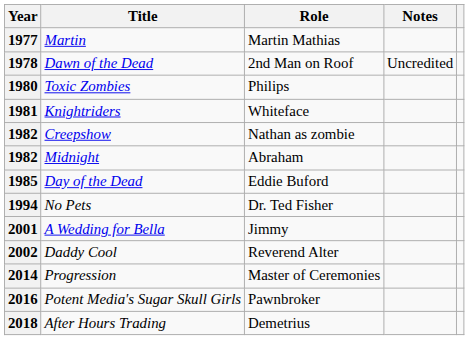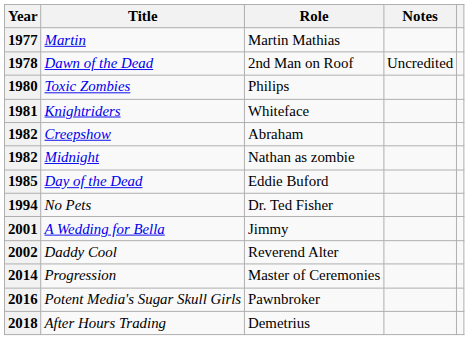(301, 134) Nathan as zombie -> (276, 134) Abraham
(276, 157) Abraham -> (301, 157) Nathan as zombie
